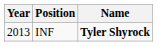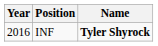(19, 31) 2013 -> (19, 31) 2016
